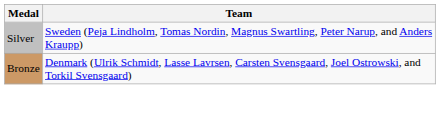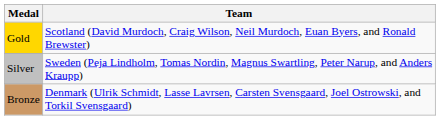+ row: (18, 37)
